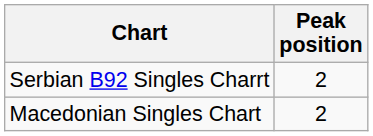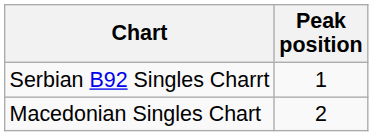(321, 79) 2 -> (321, 79) 1
